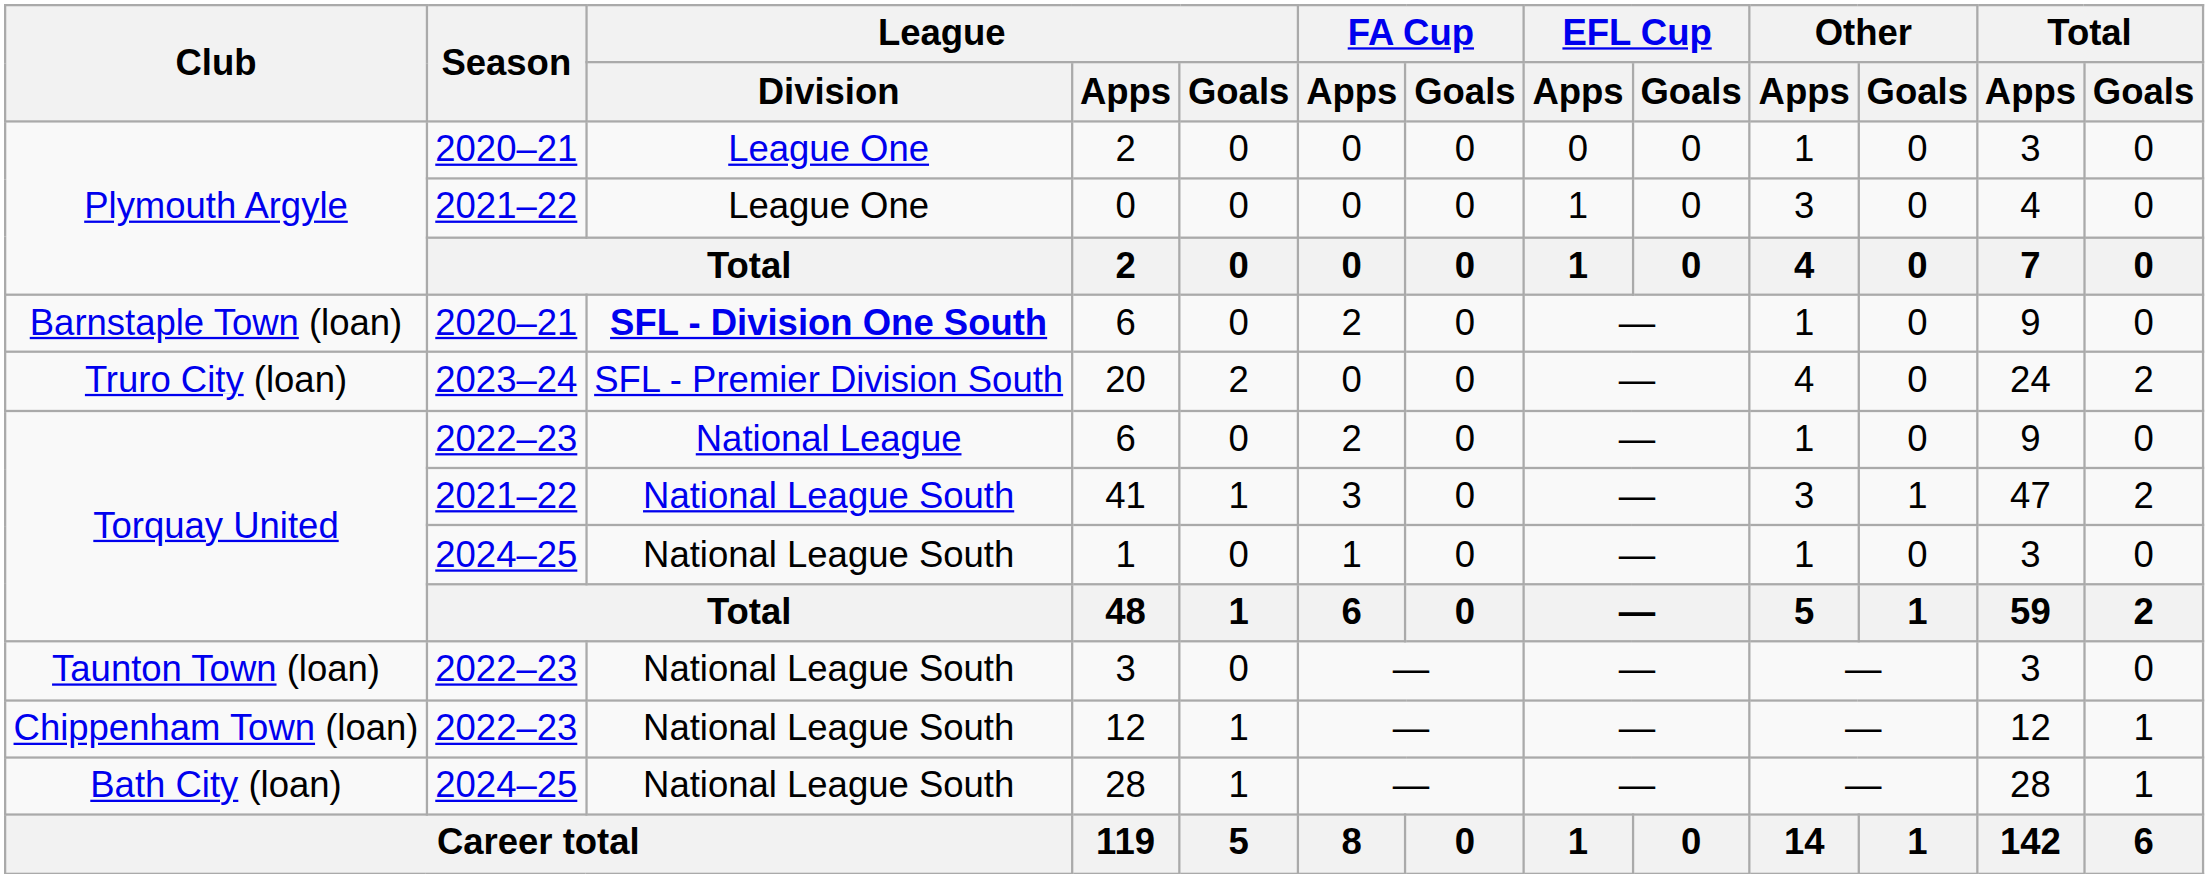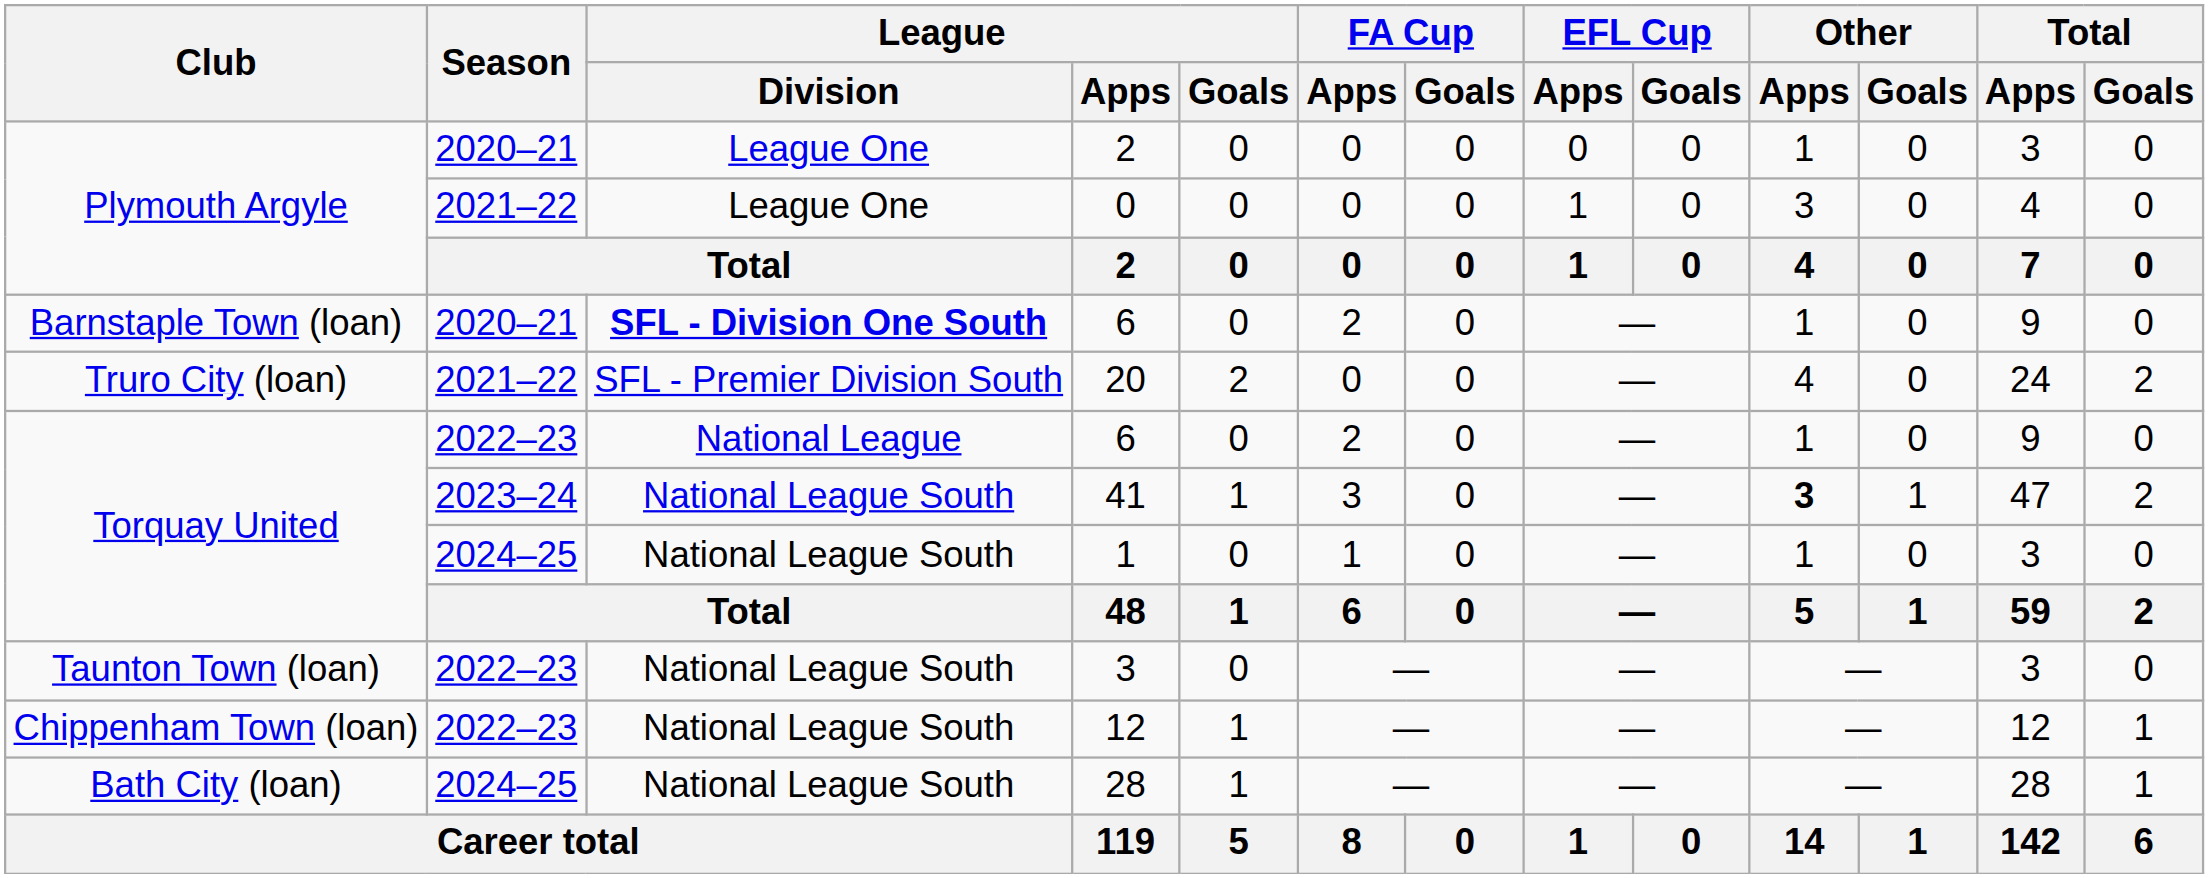(506, 380) 2023–24 -> (506, 380) 2021–22
(506, 496) 2021–22 -> (506, 496) 2023–24
(1804, 496) normal -> (1804, 496) bold
